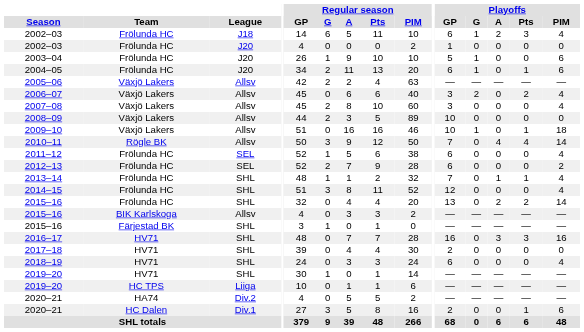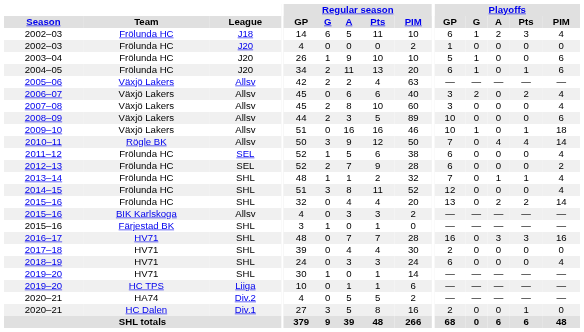(561, 118) 0 -> (561, 118) 6
(561, 310) 6 -> (561, 310) 0
